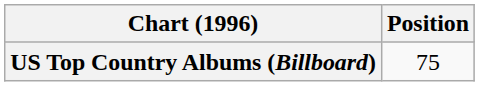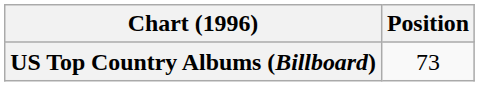(428, 61) 75 -> (428, 61) 73
